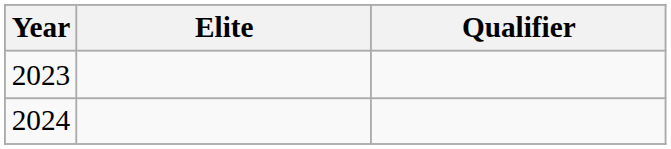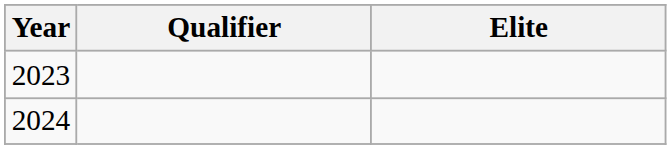columns swapped: (224, 27) <-> (519, 27)
